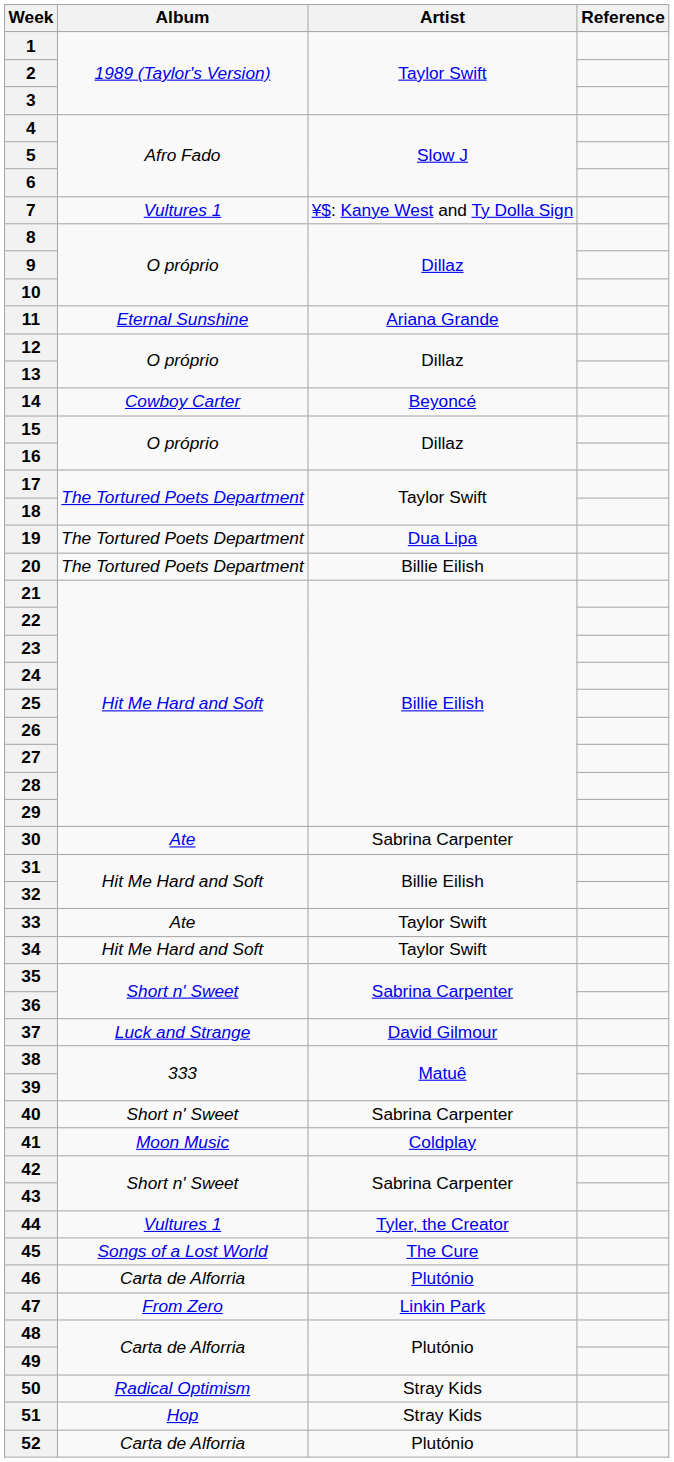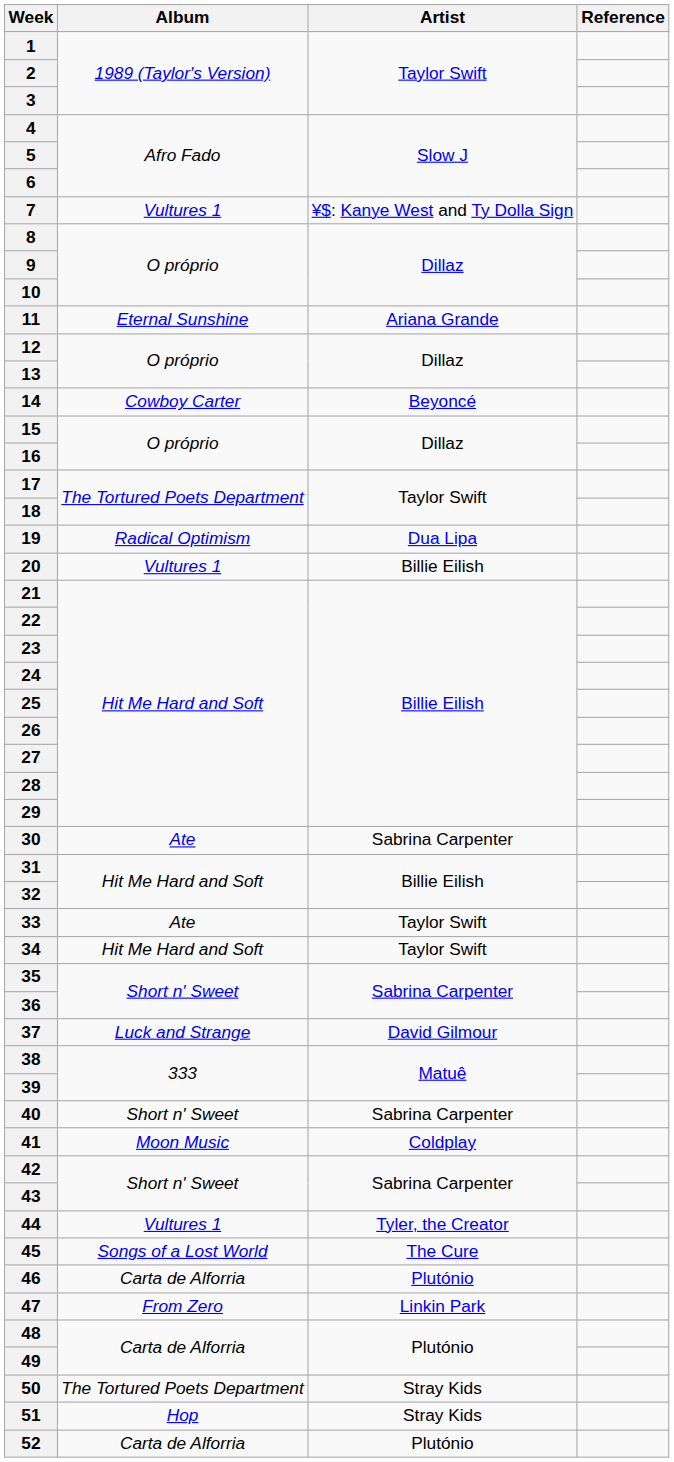(183, 538) The Tortured Poets Department -> (183, 538) Radical Optimism
(183, 566) The Tortured Poets Department -> (183, 566) Vultures 1
(183, 1388) Radical Optimism -> (183, 1388) The Tortured Poets Department
